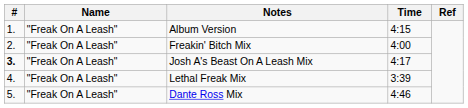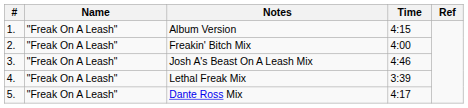(11, 62) bold -> (11, 62) normal
(401, 62) 4:17 -> (401, 62) 4:46
(401, 95) 4:46 -> (401, 95) 4:17
